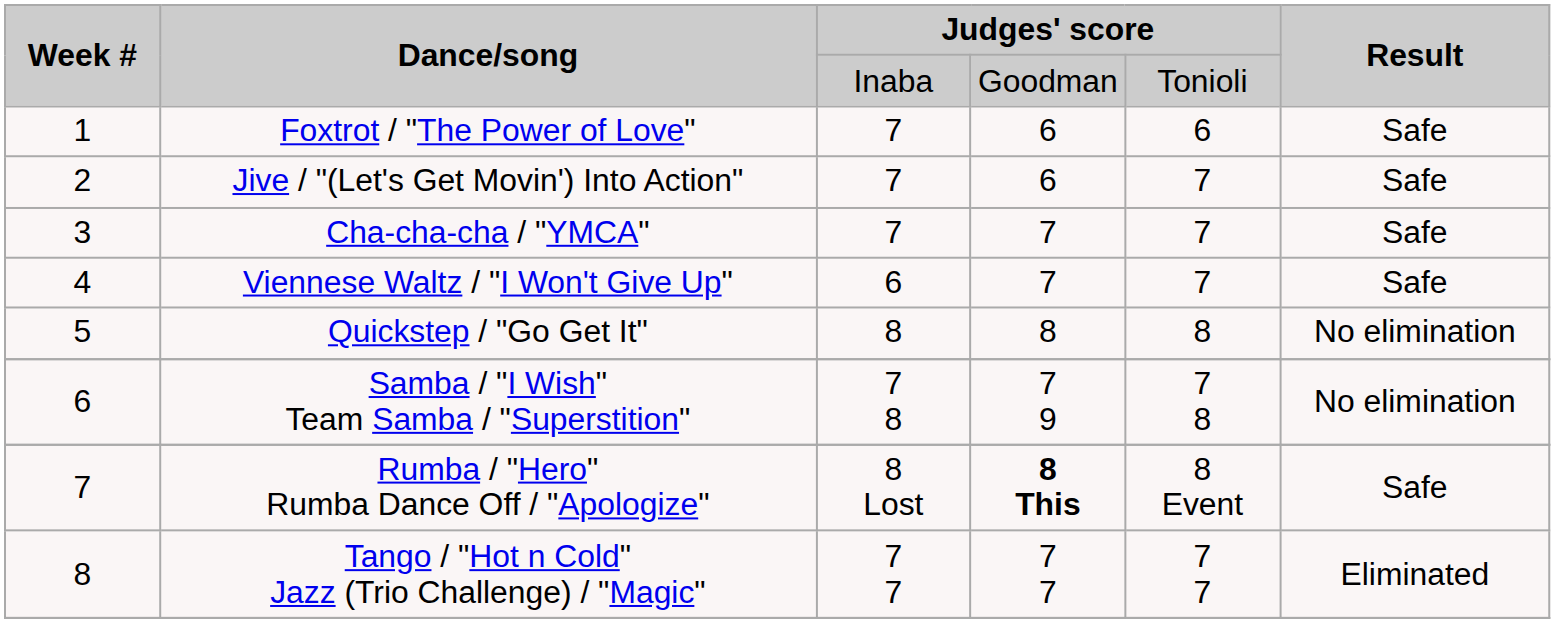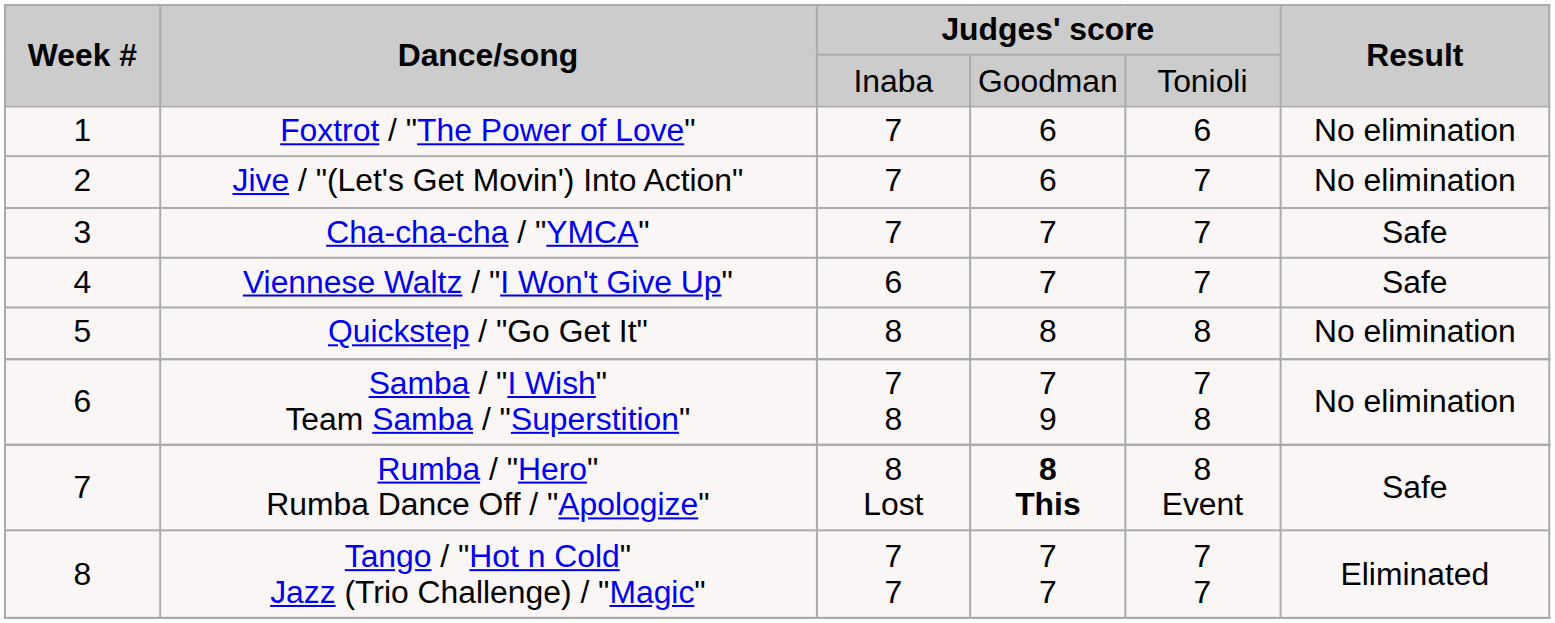(1415, 130) Safe -> (1415, 130) No elimination
(1415, 181) Safe -> (1415, 181) No elimination
